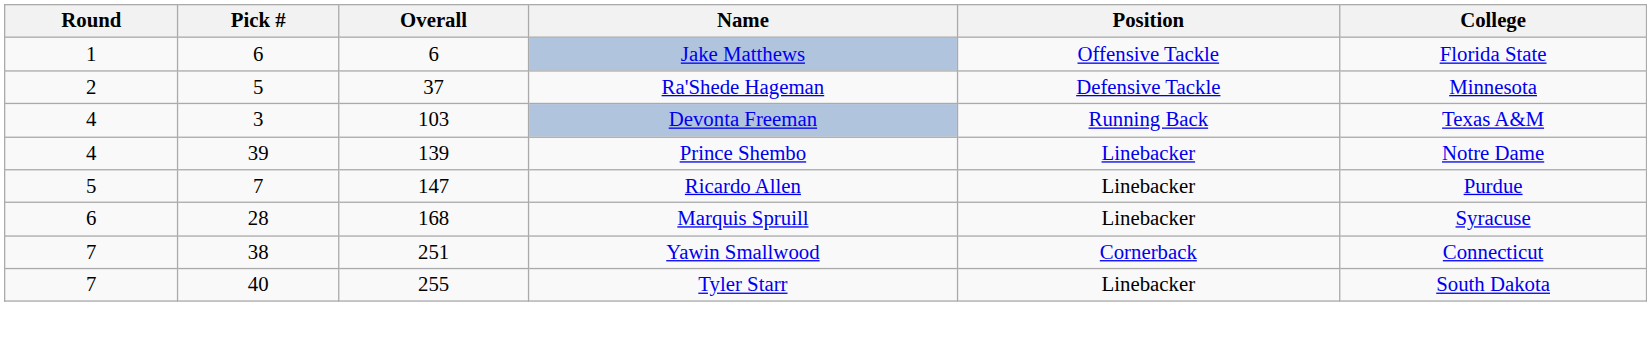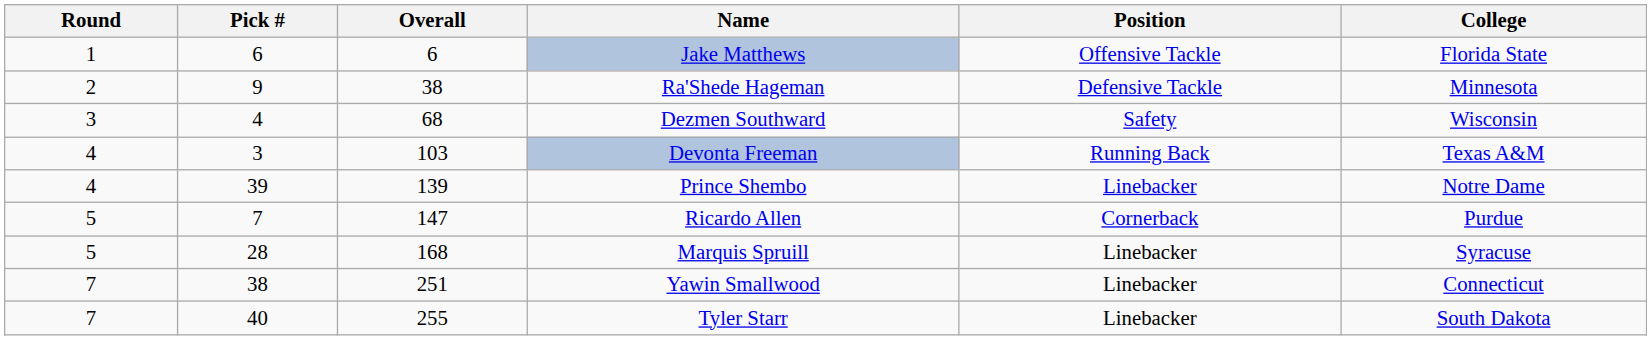(258, 86) 5 -> (257, 86) 9
(434, 86) 37 -> (432, 86) 38
+ row: (743, 119)
(1148, 185) Linebacker -> (1150, 218) Cornerback
(91, 218) 6 -> (91, 251) 5
(1148, 251) Cornerback -> (1150, 284) Linebacker
